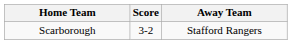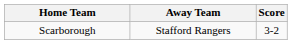columns swapped: (146, 13) <-> (224, 13)
